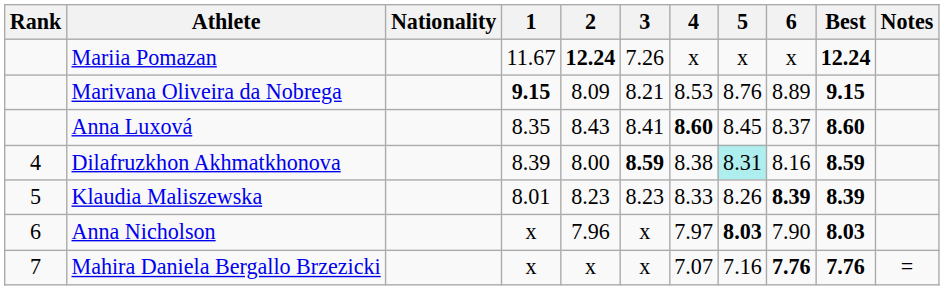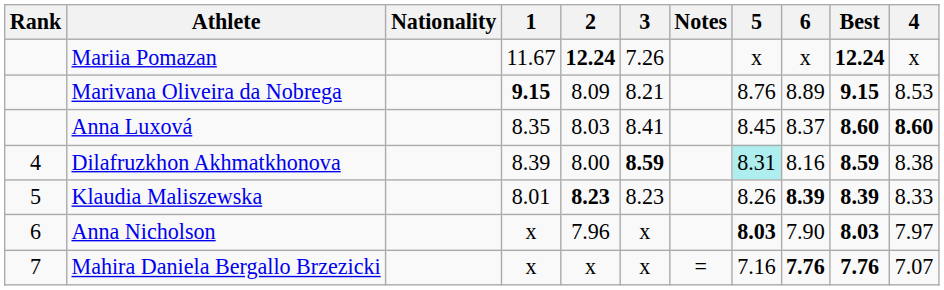columns swapped: (694, 22) <-> (907, 22)
(590, 127) 8.43 -> (590, 127) 8.03
(590, 197) normal -> (590, 197) bold
